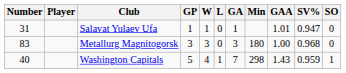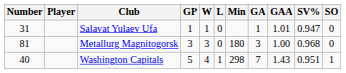columns swapped: (257, 12) <-> (235, 12)
(25, 44) 83 -> (25, 44) 81
(309, 60) 0.959 -> (309, 60) 0.951
